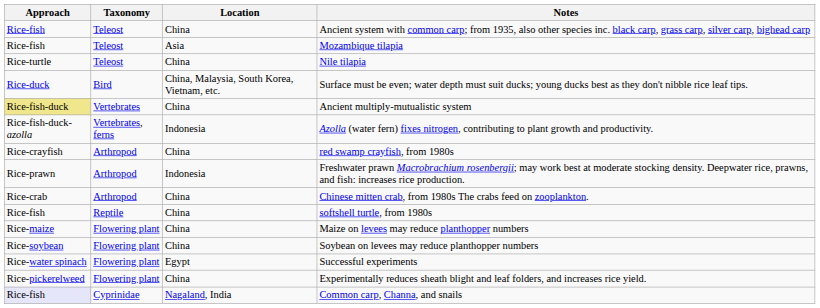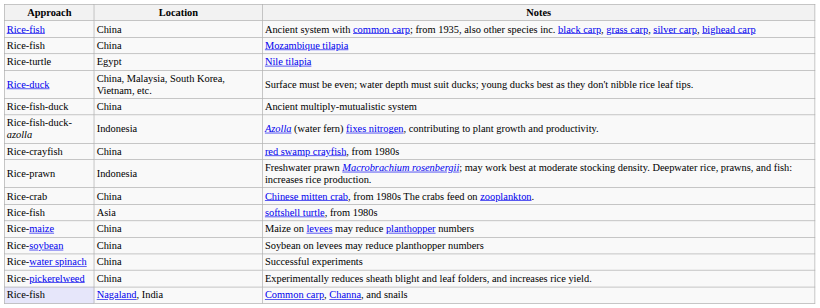- column: (127, 12)
(175, 45) Asia -> (109, 45) China
(177, 62) China -> (109, 62) Egypt
(38, 106) khaki background -> (38, 106) no background
(177, 212) China -> (106, 212) Asia
(177, 262) Egypt -> (109, 262) China
